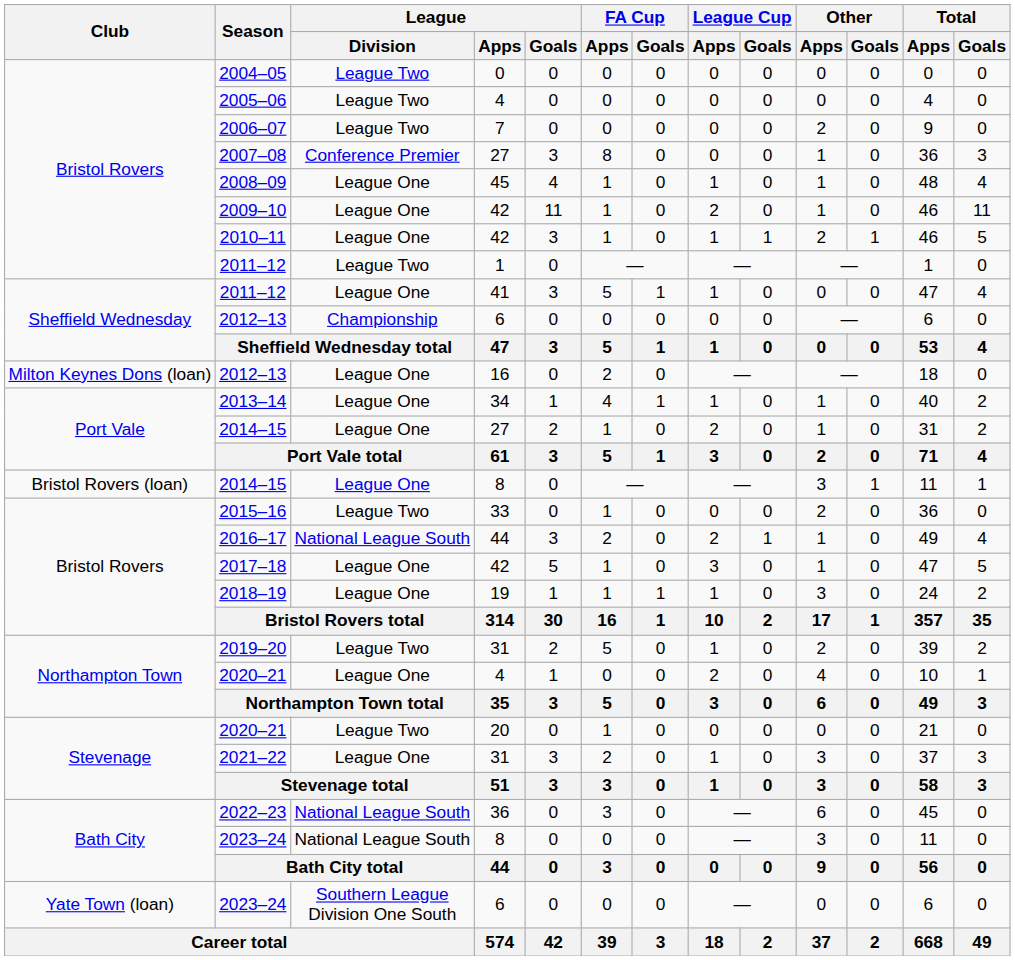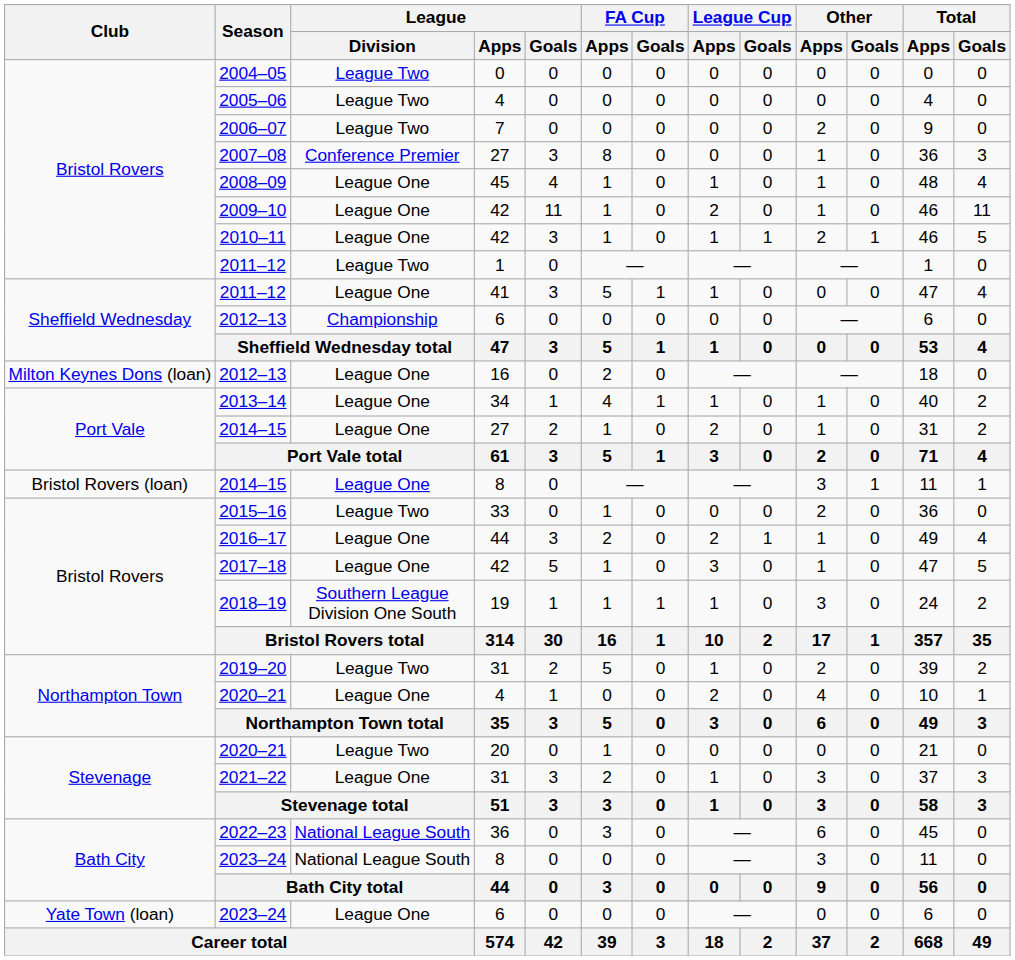(382, 538) National League South -> (382, 538) League One
(382, 593) League One -> (382, 603) Southern League Division One South
(382, 904) Southern League Division One South -> (382, 914) League One
